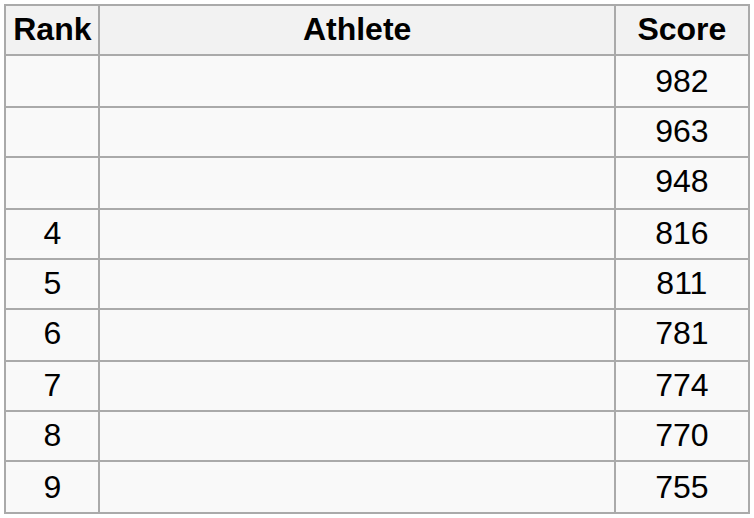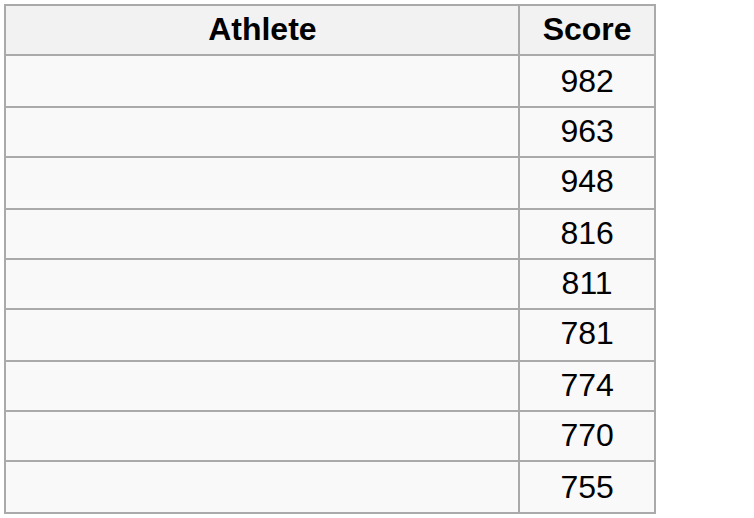- column: (52, 29)
